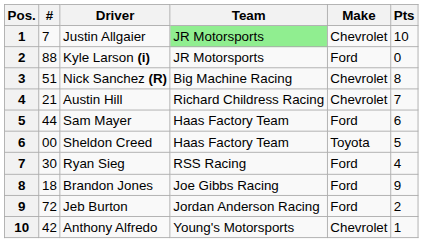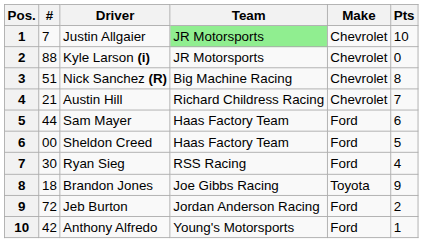(344, 58) Ford -> (359, 58) Chevrolet
(350, 142) Toyota -> (344, 142) Ford
(344, 185) Ford -> (350, 185) Toyota
(359, 227) Chevrolet -> (344, 227) Ford
